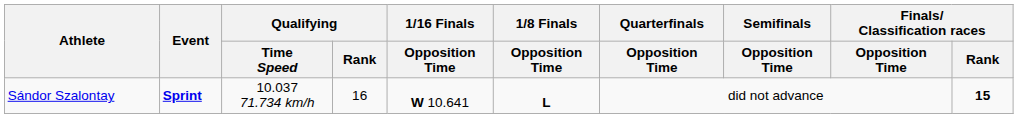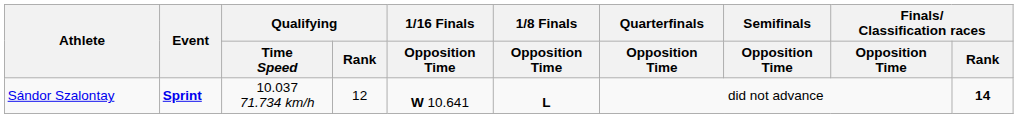(360, 96) 16 -> (360, 96) 12
(983, 96) 15 -> (983, 96) 14
